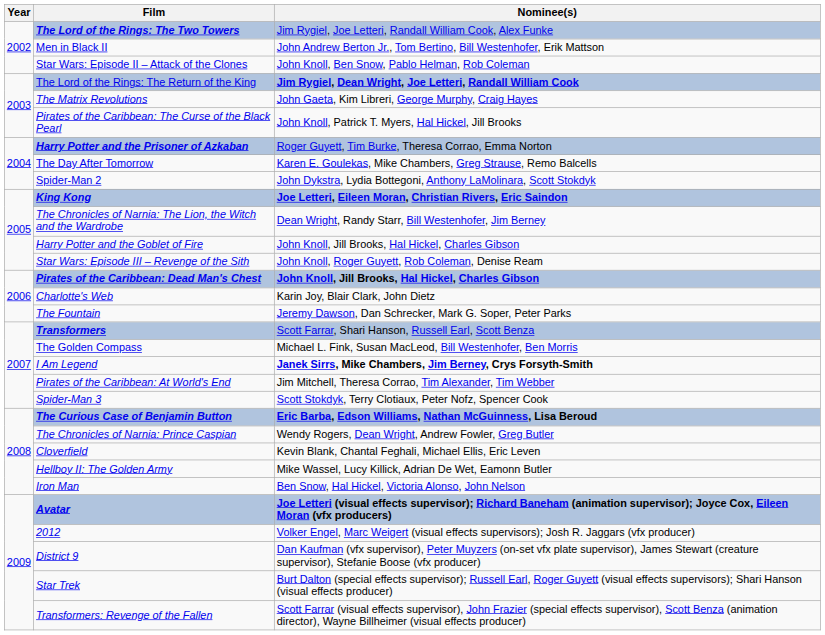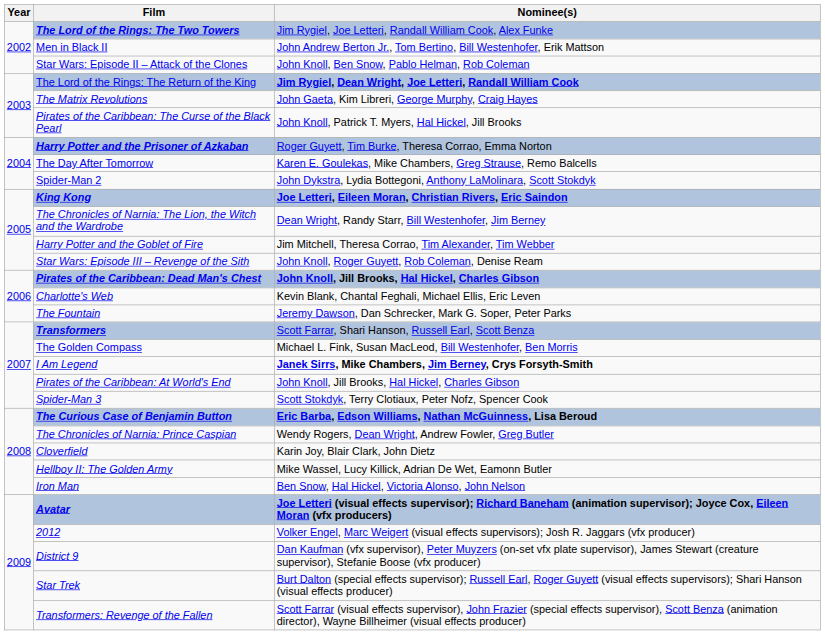(398, 244) John Knoll, Jill Brooks, Hal Hickel, Charles Gibson -> (416, 244) Jim Mitchell, Theresa Corrao, Tim Alexander, Tim Webber
(356, 296) Karin Joy, Blair Clark, John Dietz -> (409, 296) Kevin Blank, Chantal Feghali, Michael Ellis, Eric Leven
(416, 382) Jim Mitchell, Theresa Corrao, Tim Alexander, Tim Webber -> (398, 382) John Knoll, Jill Brooks, Hal Hickel, Charles Gibson
(409, 451) Kevin Blank, Chantal Feghali, Michael Ellis, Eric Leven -> (356, 451) Karin Joy, Blair Clark, John Dietz
